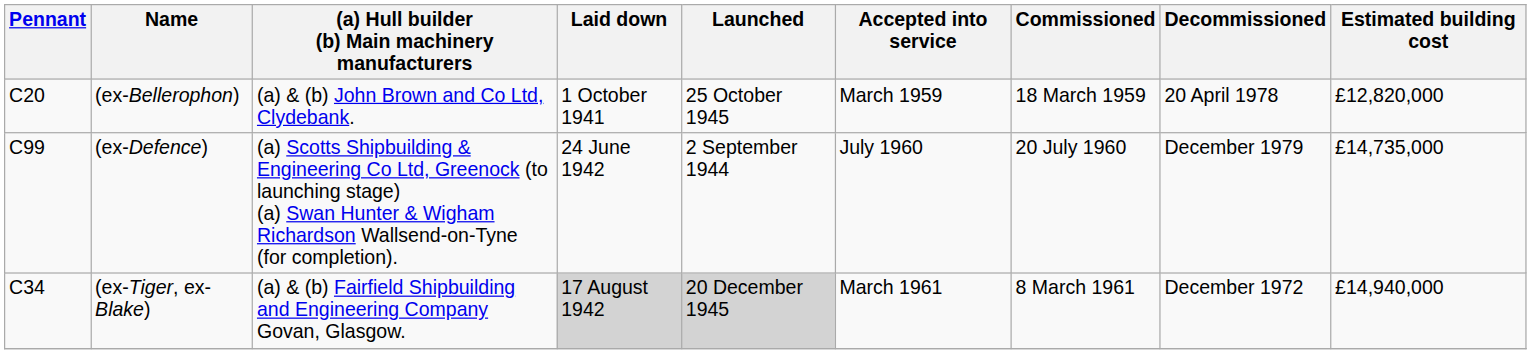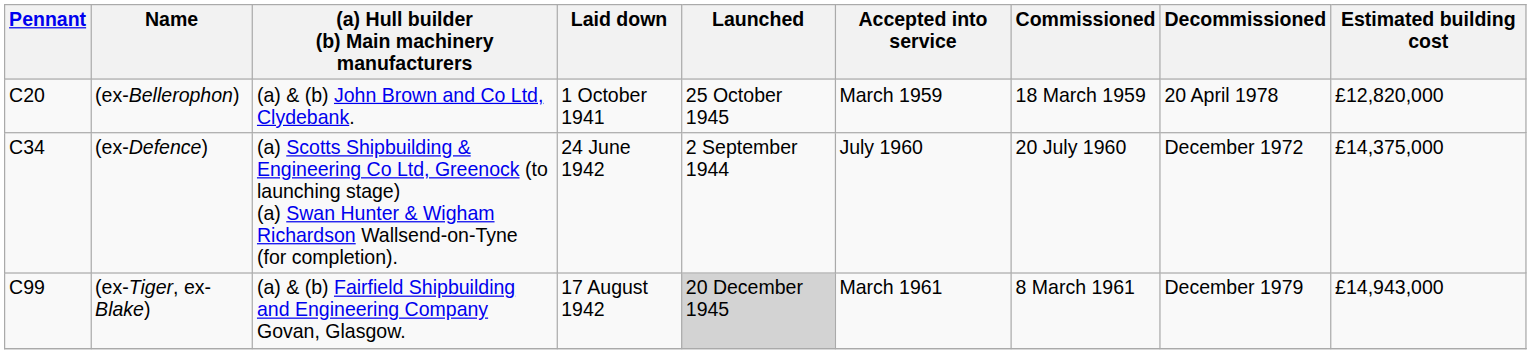(27, 147) C99 -> (27, 147) C34
(1234, 147) December 1979 -> (1234, 147) December 1972
(1389, 147) £14,735,000 -> (1389, 147) £14,375,000
(27, 288) C34 -> (27, 288) C99
(605, 299) lightgrey background -> (605, 299) no background
(1234, 288) December 1972 -> (1234, 288) December 1979
(1389, 288) £14,940,000 -> (1389, 288) £14,943,000
